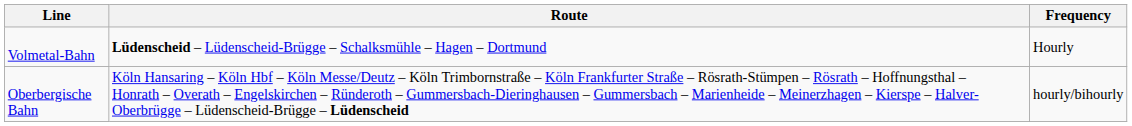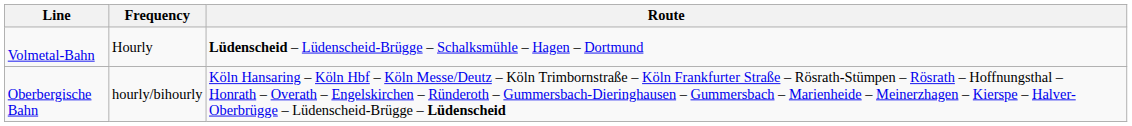columns swapped: (569, 15) <-> (1078, 15)
